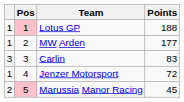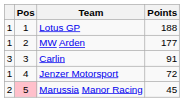(26, 27) pink background -> (26, 27) no background
(172, 58) 83 -> (172, 58) 91
